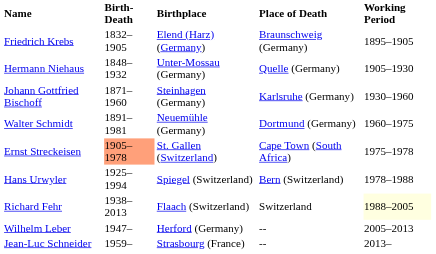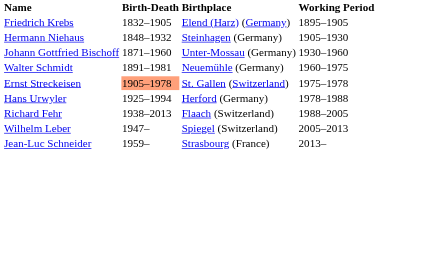- column: (293, 13)
(188, 68) Unter-Mossau (Germany) -> (232, 37) Steinhagen (Germany)
(181, 96) Steinhagen (Germany) -> (239, 52) Unter-Mossau (Germany)
(205, 179) Spiegel (Switzerland) -> (225, 98) Herford (Germany)
(389, 206) lightyellow background -> (323, 113) no background
(200, 228) Herford (Germany) -> (230, 128) Spiegel (Switzerland)
